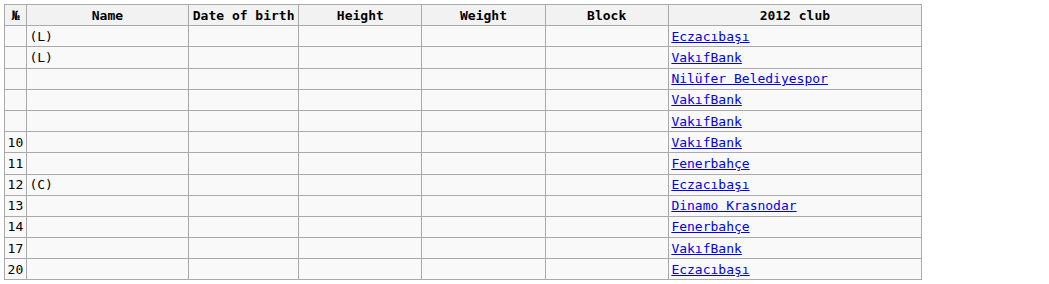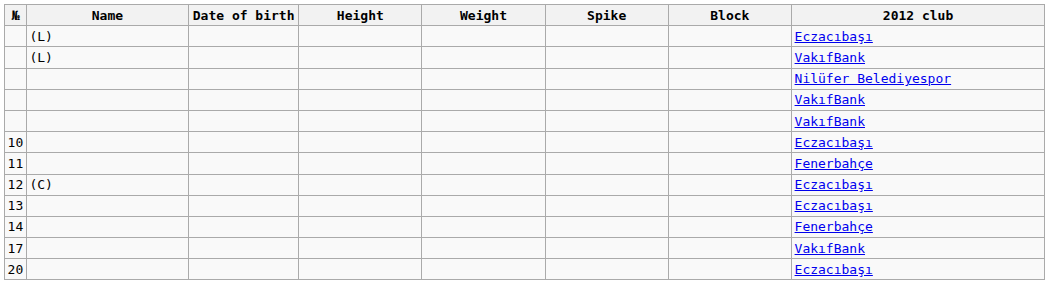+ column: (607, 15)
(707, 142) VakıfBank -> (834, 142) Eczacıbaşı
(734, 206) Dinamo Krasnodar -> (834, 206) Eczacıbaşı
